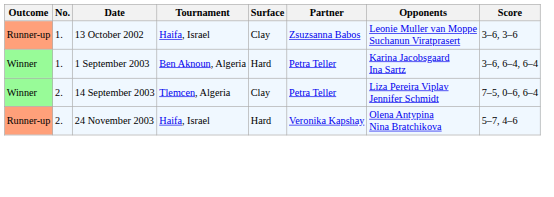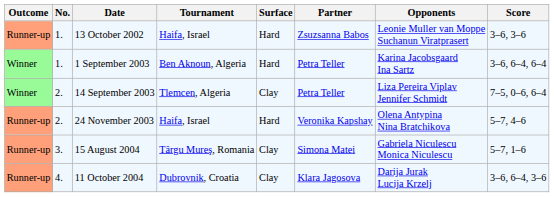(260, 34) Clay -> (269, 34) Hard
+ row: (107, 148)
+ row: (109, 177)
